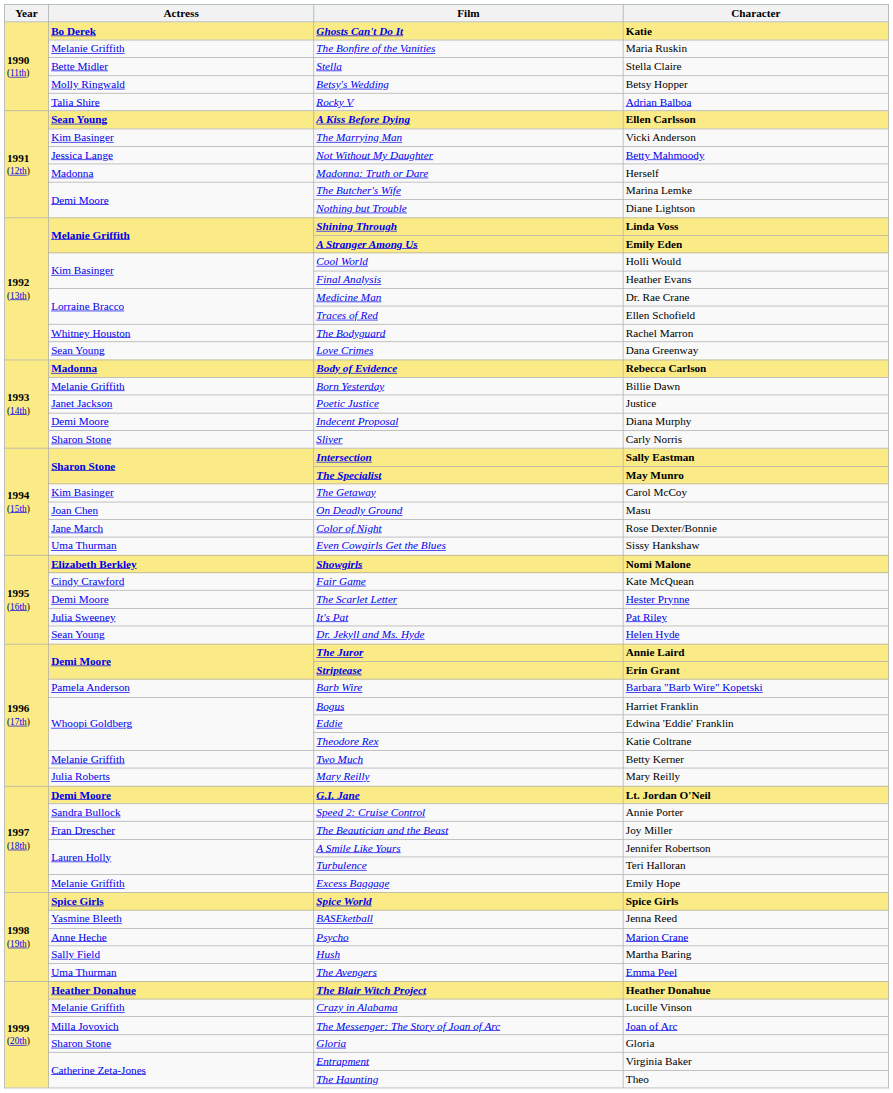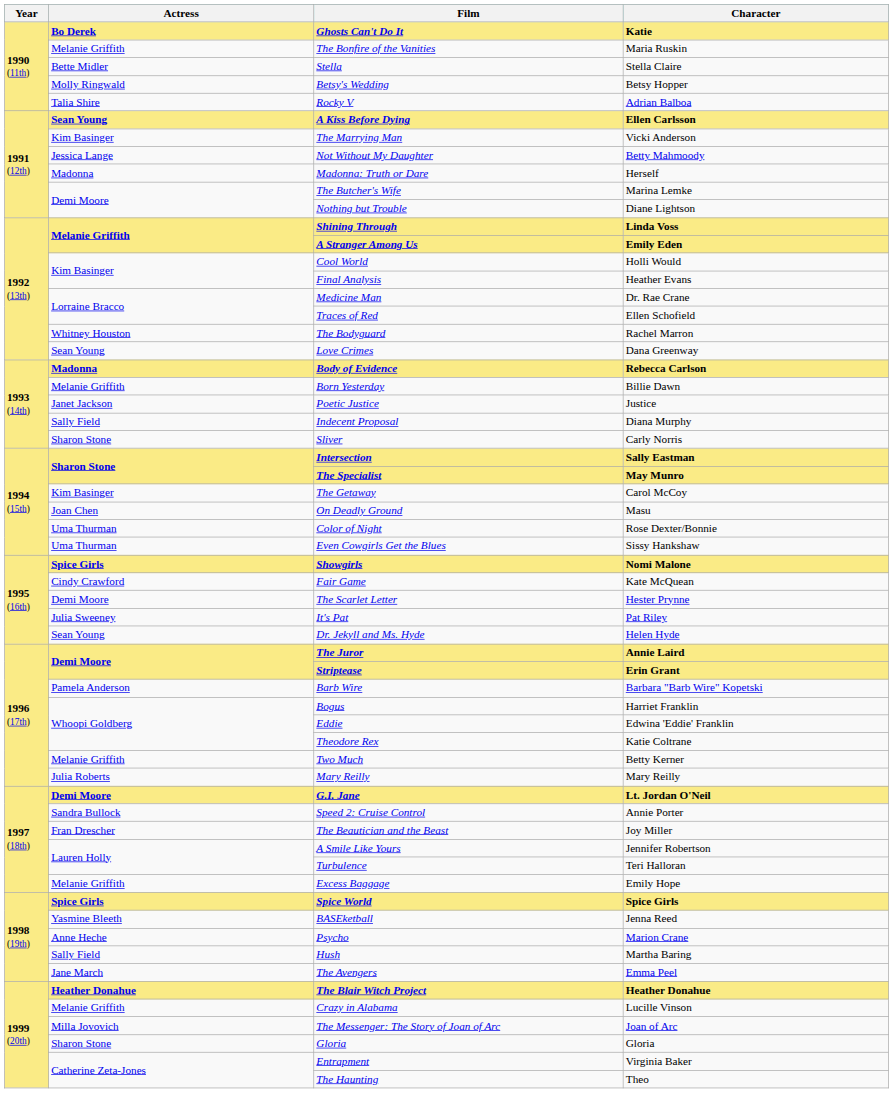(80, 421) Demi Moore -> (76, 421) Sally Field
(77, 528) Jane March -> (84, 528) Uma Thurman
(94, 564) Elizabeth Berkley -> (77, 564) Spice Girls
(84, 972) Uma Thurman -> (77, 972) Jane March
